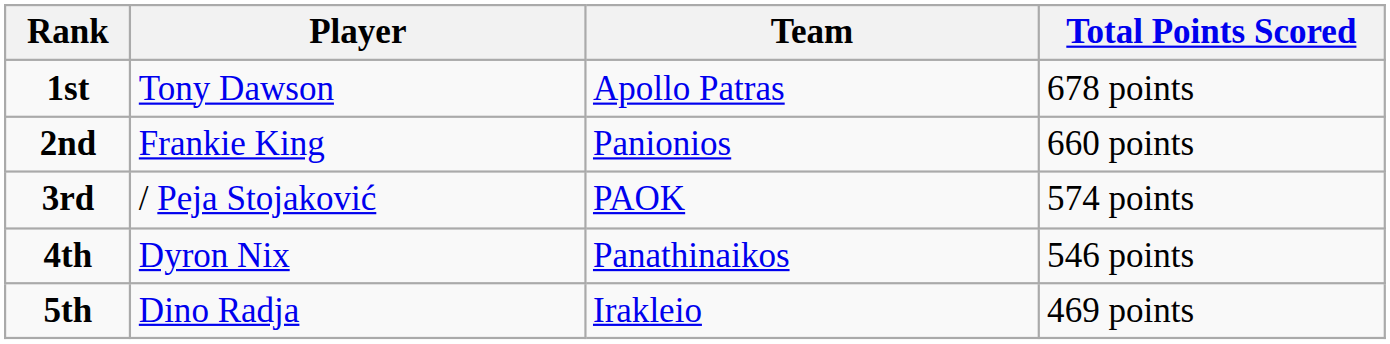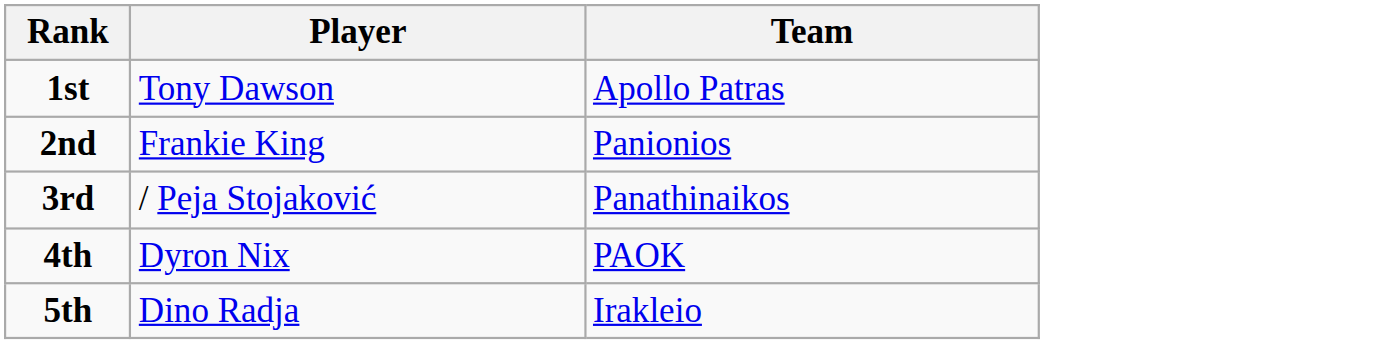- column: (1211, 32)
(639, 198) PAOK -> (691, 198) Panathinaikos
(691, 254) Panathinaikos -> (639, 254) PAOK
